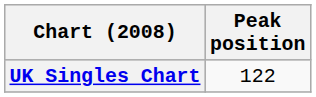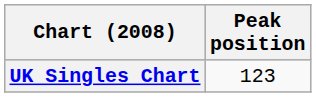(258, 76) 122 -> (258, 76) 123
